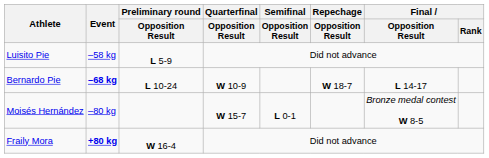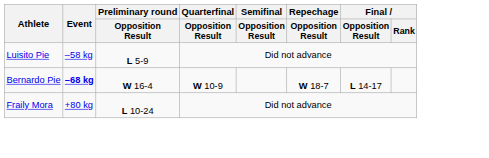(161, 86) L 10-24 -> (138, 86) W 16-4
- row: (45, 111)
(103, 141) bold -> (79, 105) normal
(161, 146) W 16-4 -> (138, 111) L 10-24
